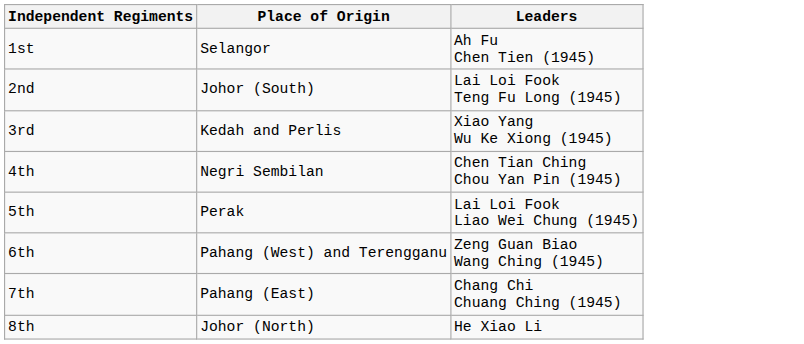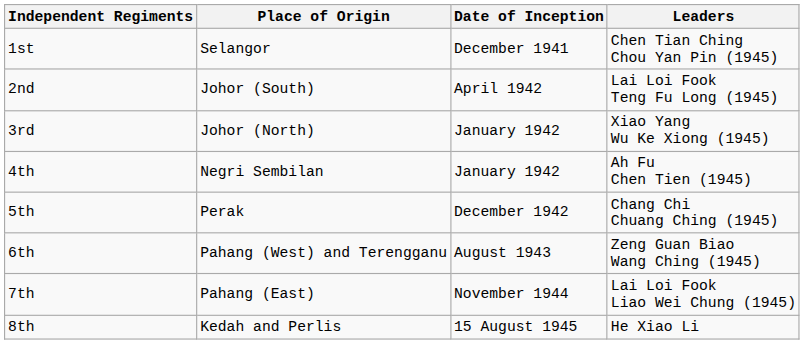+ column: (529, 17)
(525, 49) Ah Fu Chen Tien (1945) -> (695, 49) Chen Tian Ching Chou Yan Pin (1945)
(271, 131) Kedah and Perlis -> (257, 131) Johor (North)
(538, 172) Chen Tian Ching Chou Yan Pin (1945) -> (681, 172) Ah Fu Chen Tien (1945)
(547, 213) Lai Loi Fook Liao Wei Chung (1945) -> (695, 213) Chang Chi Chuang Ching (1945)
(538, 294) Chang Chi Chuang Ching (1945) -> (703, 294) Lai Loi Fook Liao Wei Chung (1945)
(257, 327) Johor (North) -> (271, 327) Kedah and Perlis
